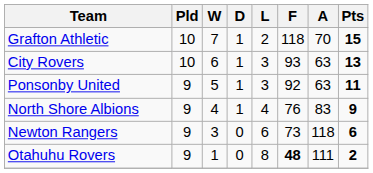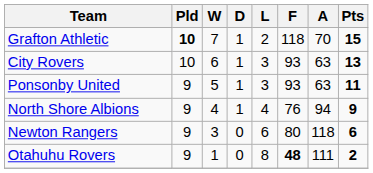(187, 39) normal -> (187, 39) bold
(293, 86) 92 -> (293, 86) 93
(323, 109) 83 -> (323, 109) 94
(293, 132) 73 -> (293, 132) 80
